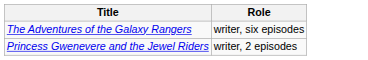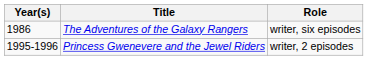+ column: (32, 13)
